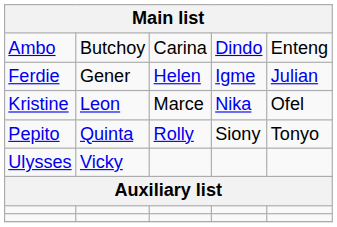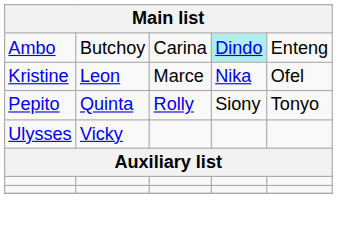(239, 47) no background -> (239, 47) paleturquoise background
- row: (34, 76)
